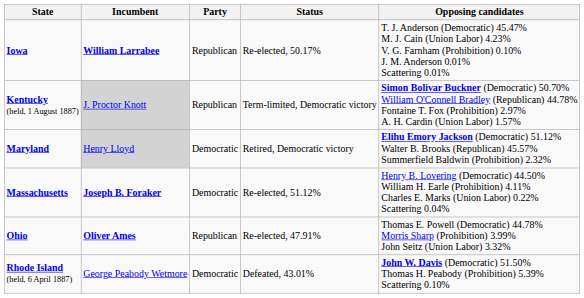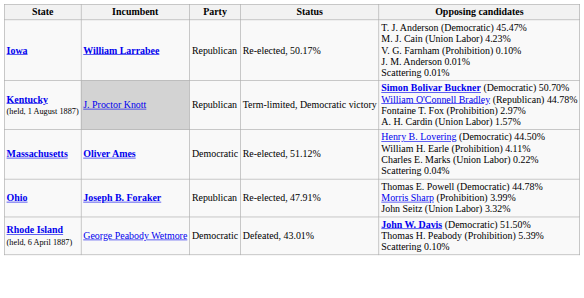- row: (28, 148)
(122, 192) Joseph B. Foraker -> (109, 154) Oliver Ames
(109, 236) Oliver Ames -> (122, 198) Joseph B. Foraker
